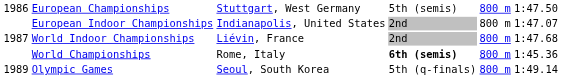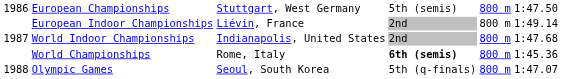(301, 24) Indianapolis, United States -> (260, 24) Liévin, France
(536, 24) 1:47.07 -> (536, 24) 1:49.14
(260, 39) Liévin, France -> (301, 39) Indianapolis, United States
(16, 69) 1989 -> (16, 69) 1988
(536, 69) 1:49.14 -> (536, 69) 1:47.07
